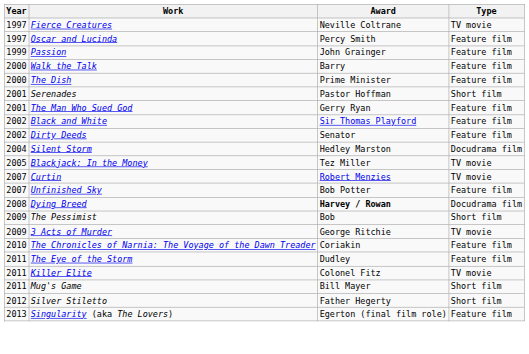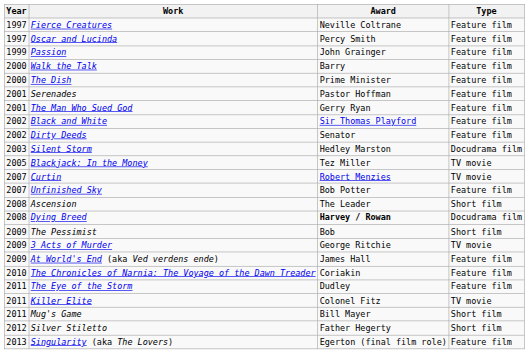(471, 25) TV movie -> (481, 25) Feature film
(476, 94) Short film -> (481, 94) Feature film
(17, 149) 2004 -> (17, 149) 2003
+ row: (54, 204)
+ row: (125, 259)
